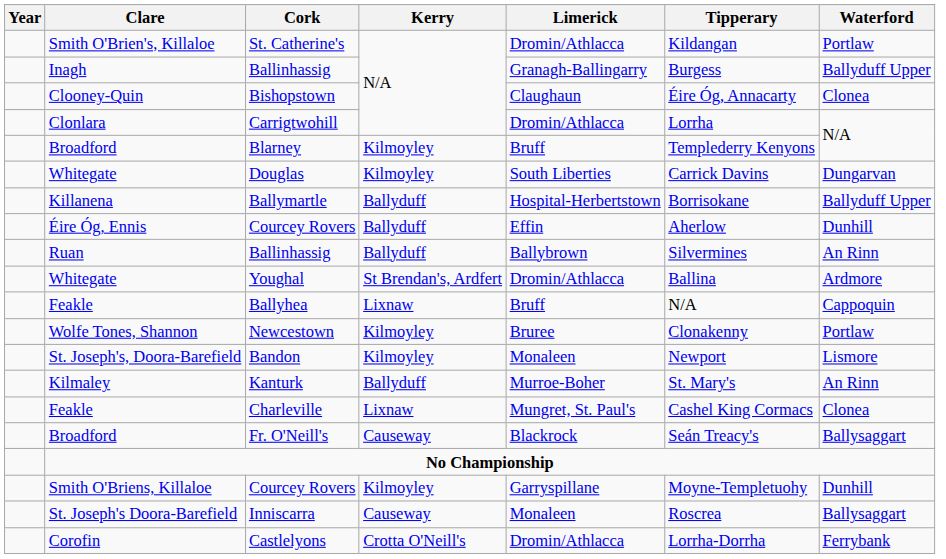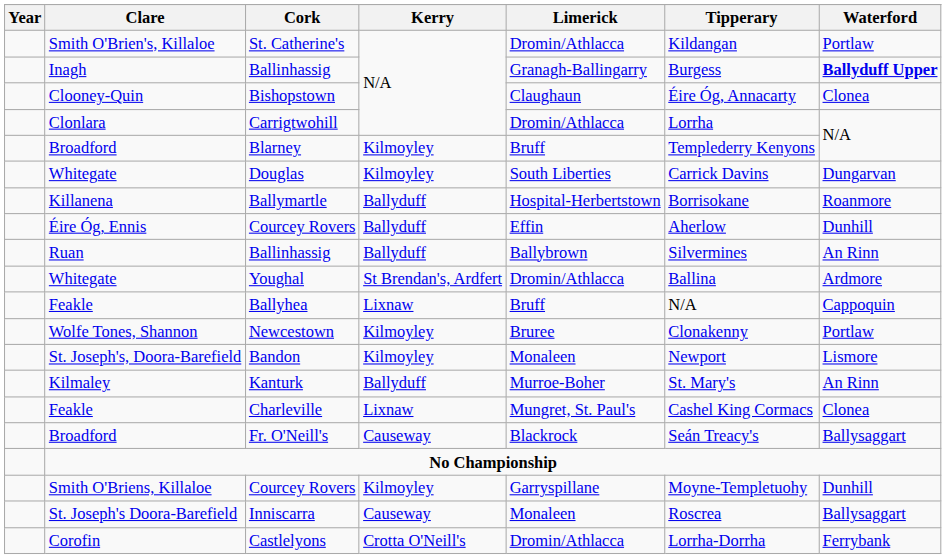(877, 69) normal -> (880, 69) bold
(877, 200) Ballyduff Upper -> (857, 200) Roanmore
